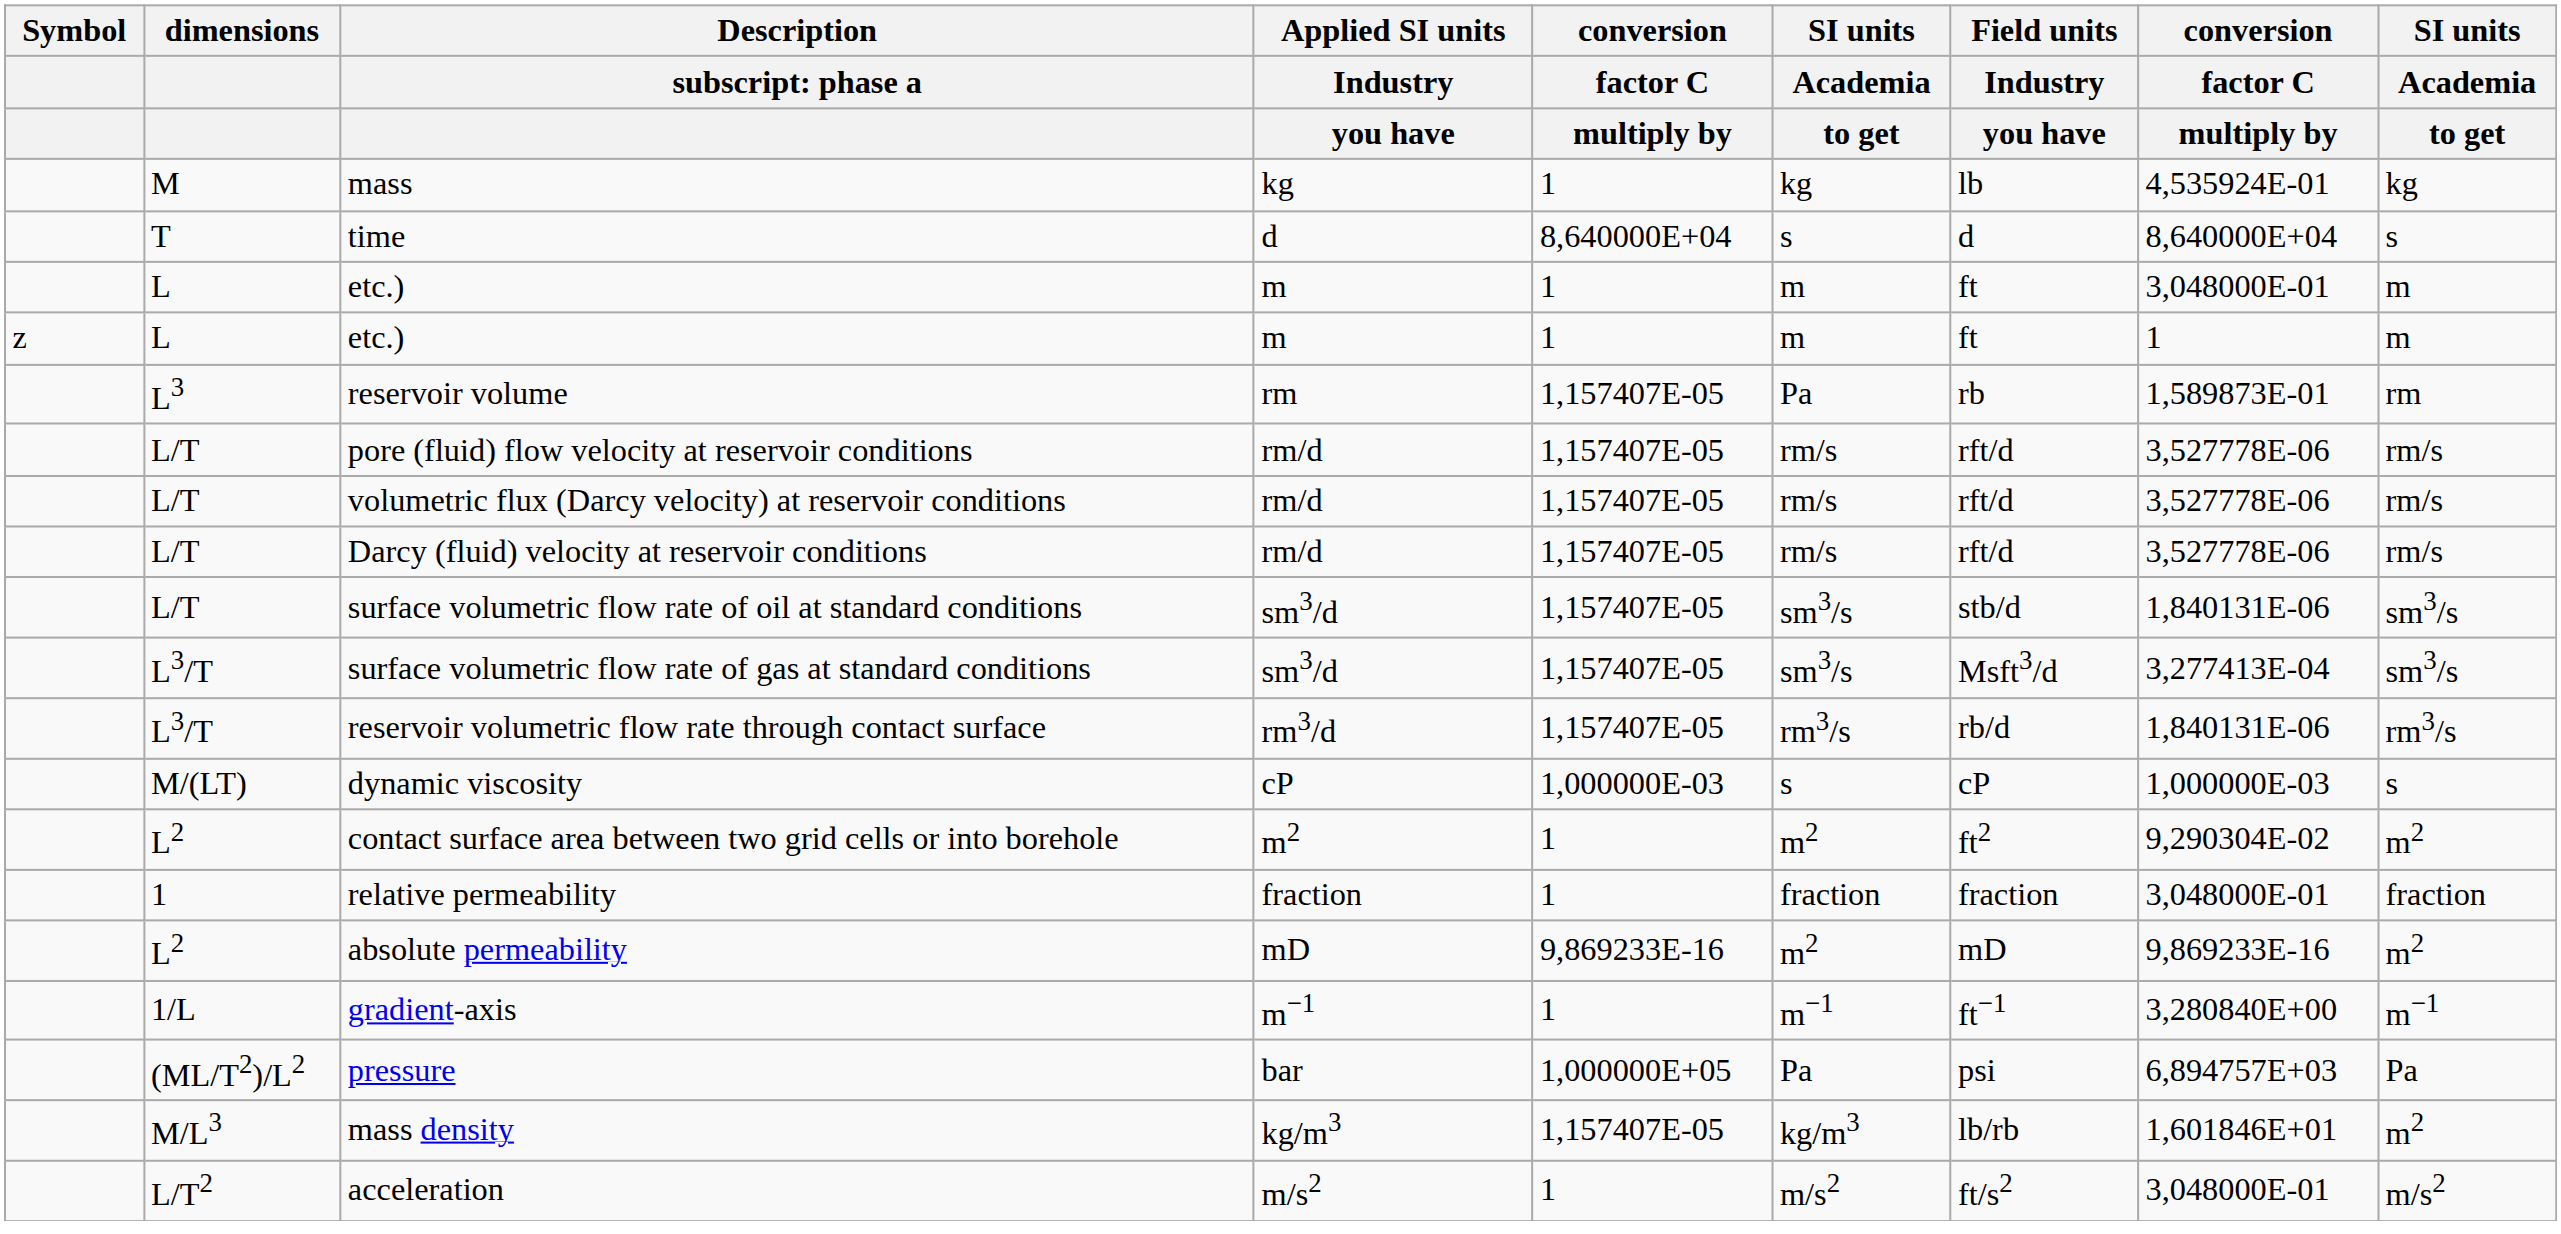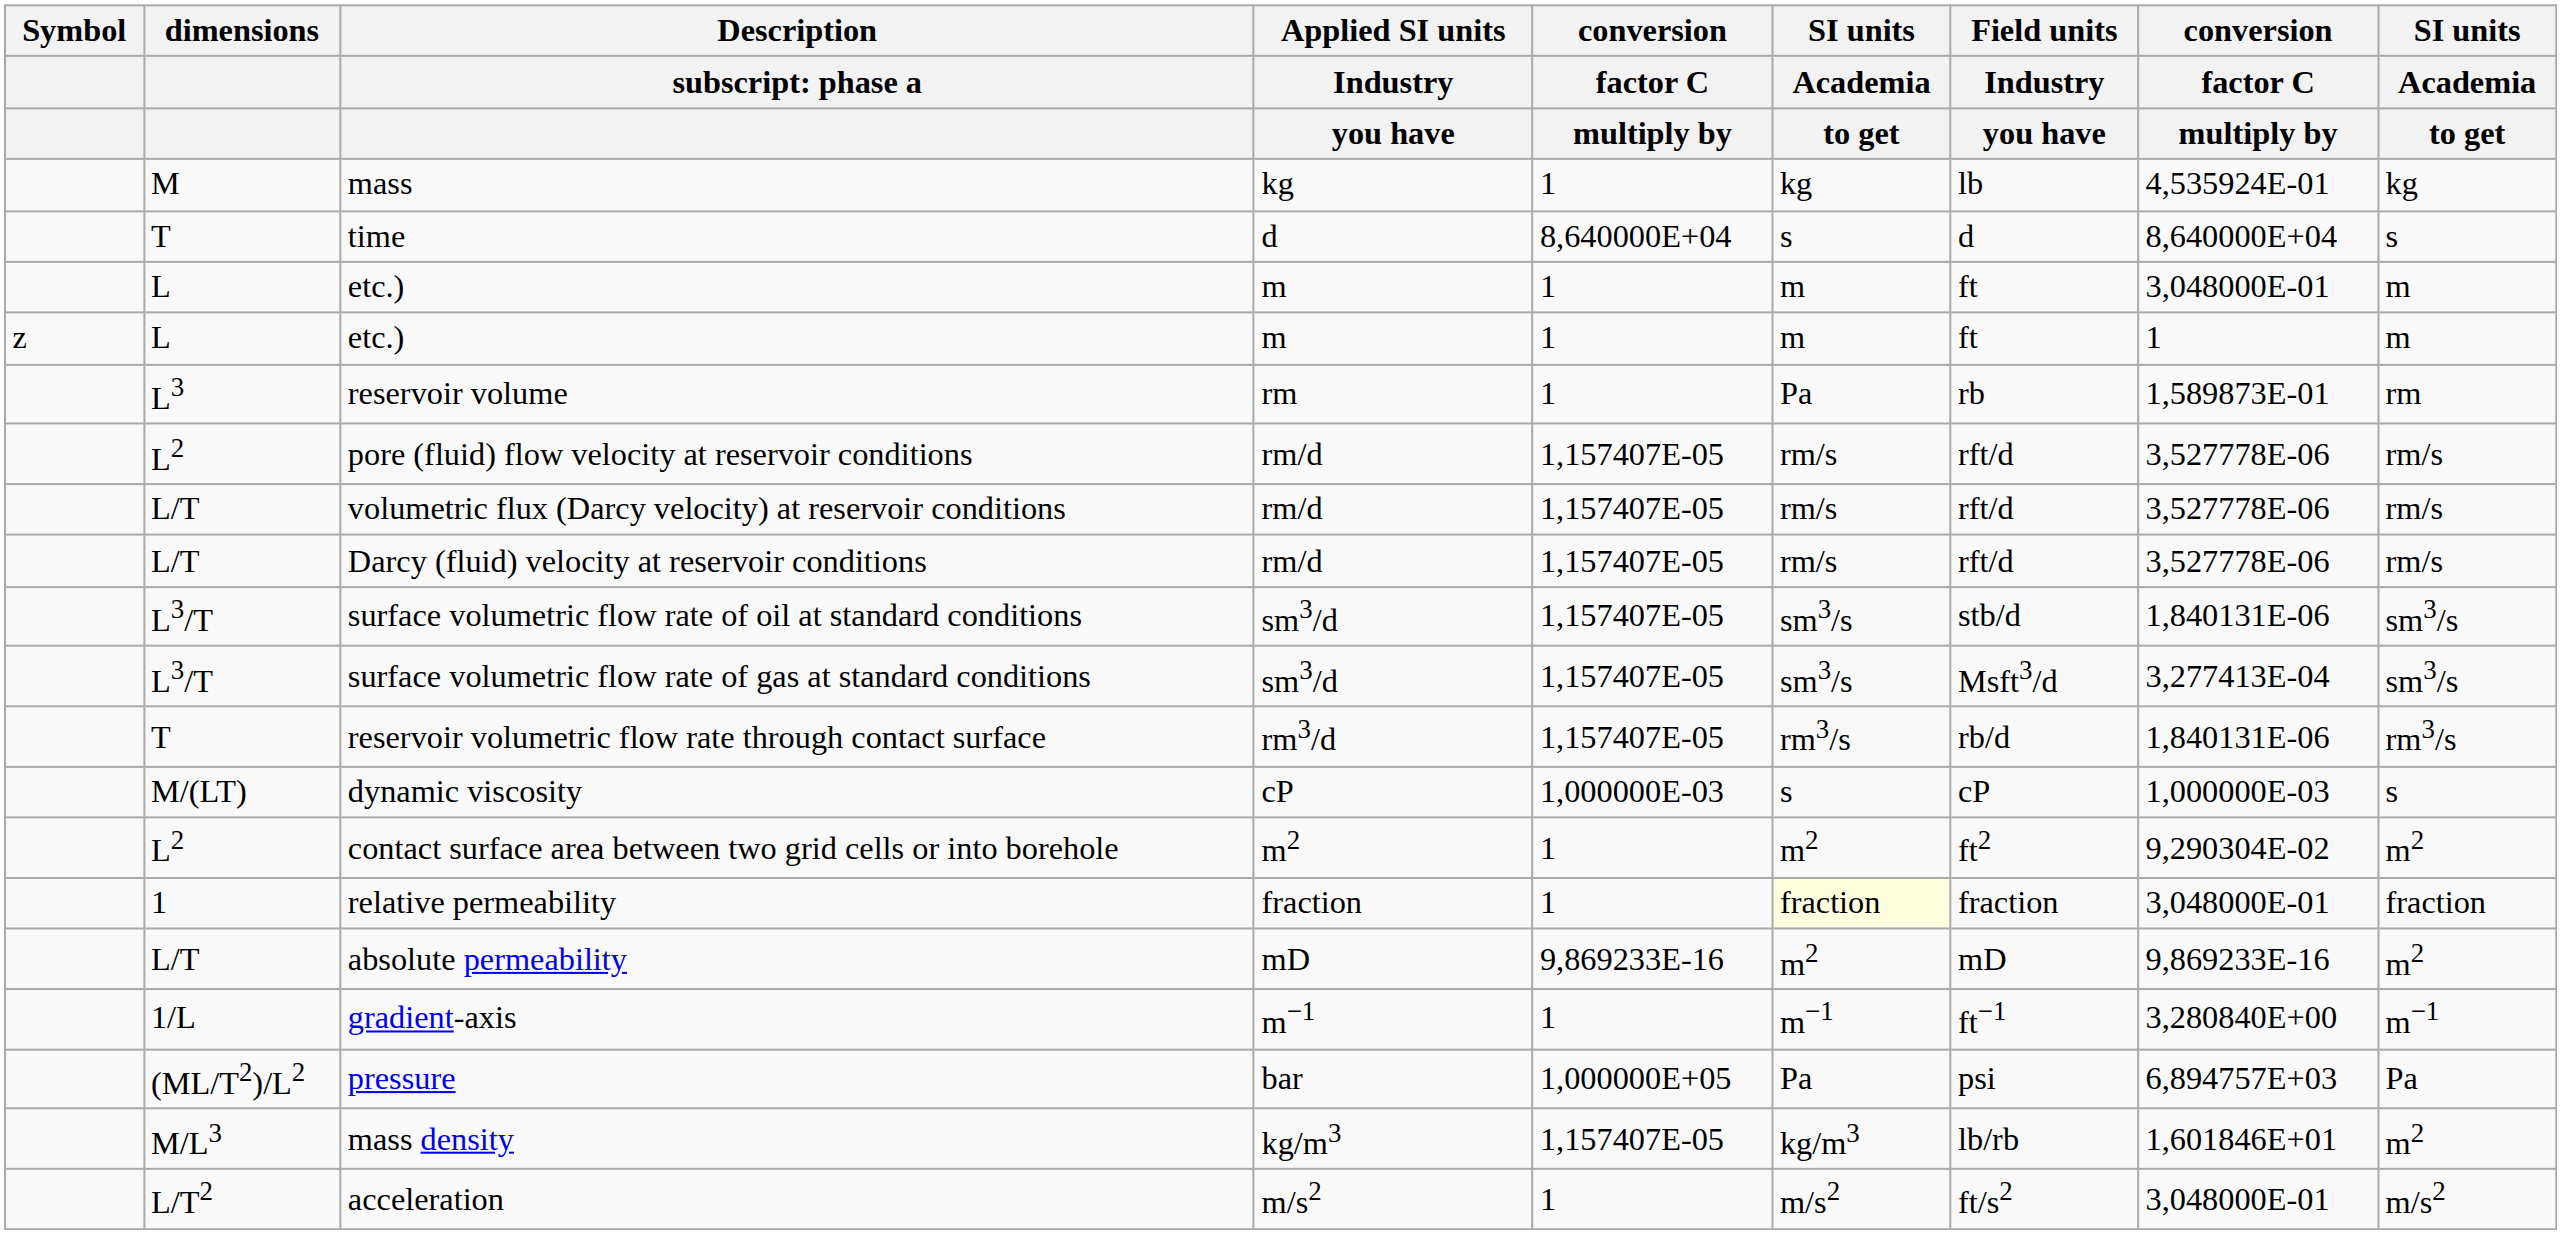(1632, 393) 1,157407E-05 -> (1548, 393) 1
(175, 449) L/T -> (168, 453) L2
(175, 607) L/T -> (182, 616) L3/T
(182, 727) L3/T -> (161, 736) T
(1830, 894) no background -> (1830, 903) lightyellow background
(168, 949) L2 -> (175, 958) L/T
